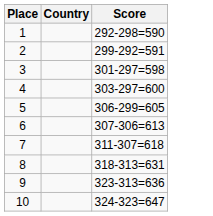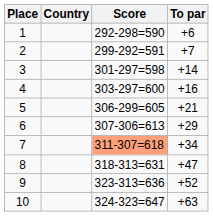+ column: (188, 14)
(129, 145) no background -> (129, 145) lightsalmon background
